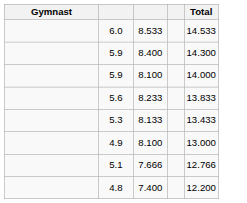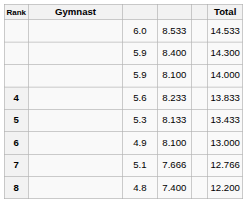+ column: (16, 12)
